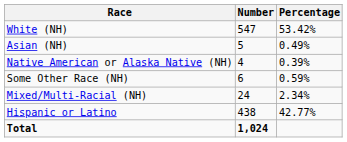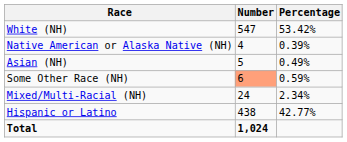rows swapped: (120, 62) <-> (37, 46)
(241, 79) no background -> (241, 79) lightsalmon background
